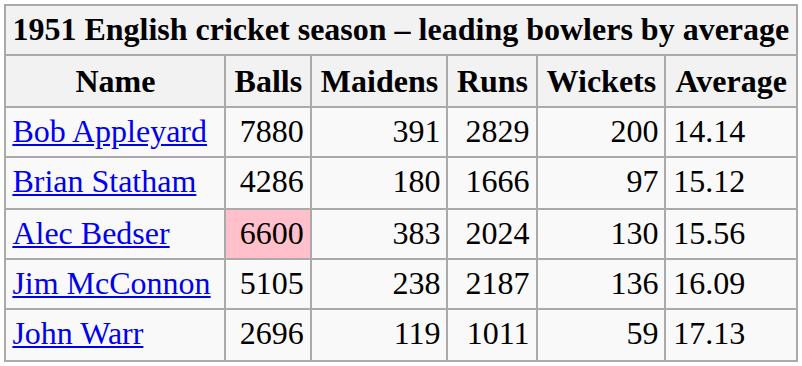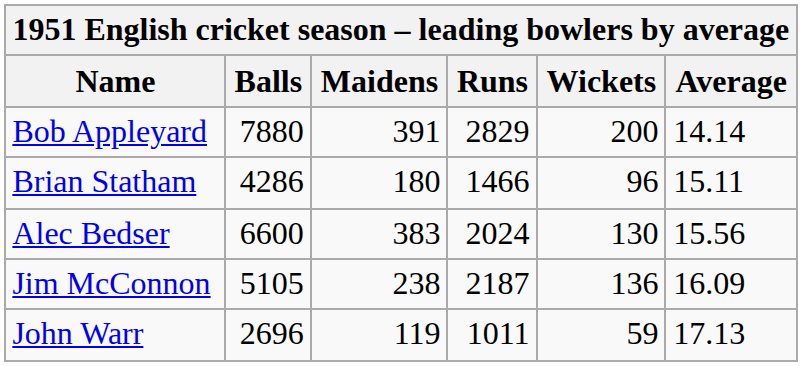(498, 182) 1666 -> (498, 182) 1466
(642, 182) 97 -> (642, 182) 96
(709, 182) 15.12 -> (709, 182) 15.11
(272, 232) pink background -> (272, 232) no background
